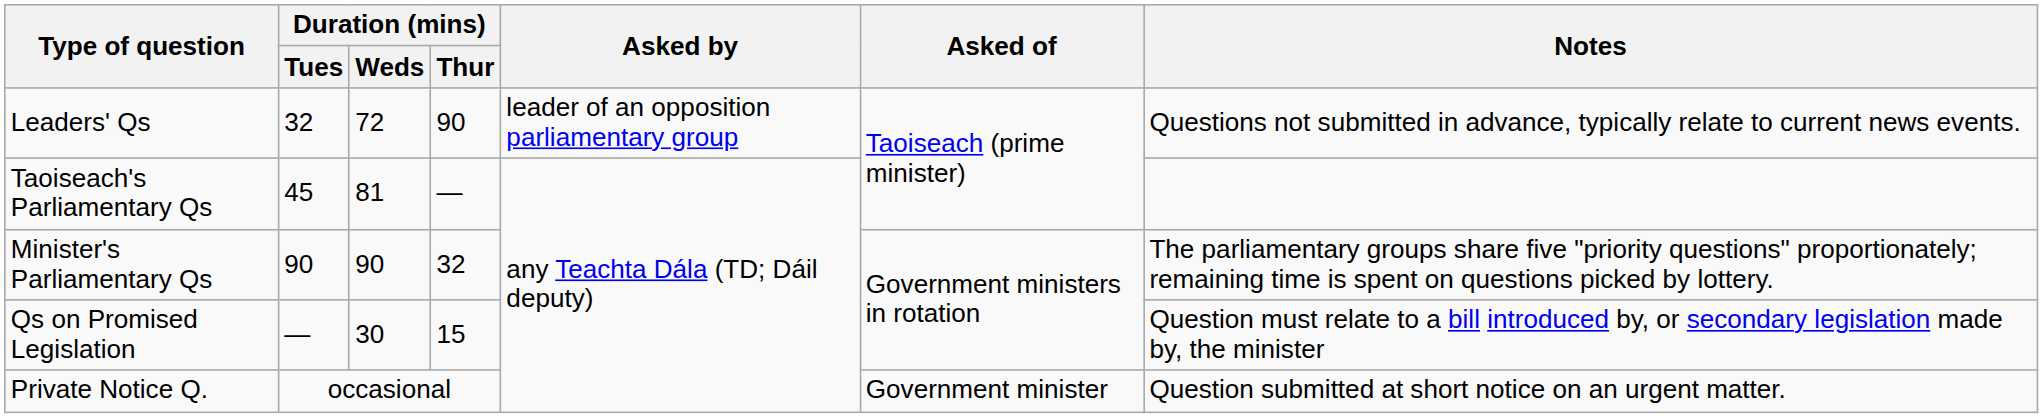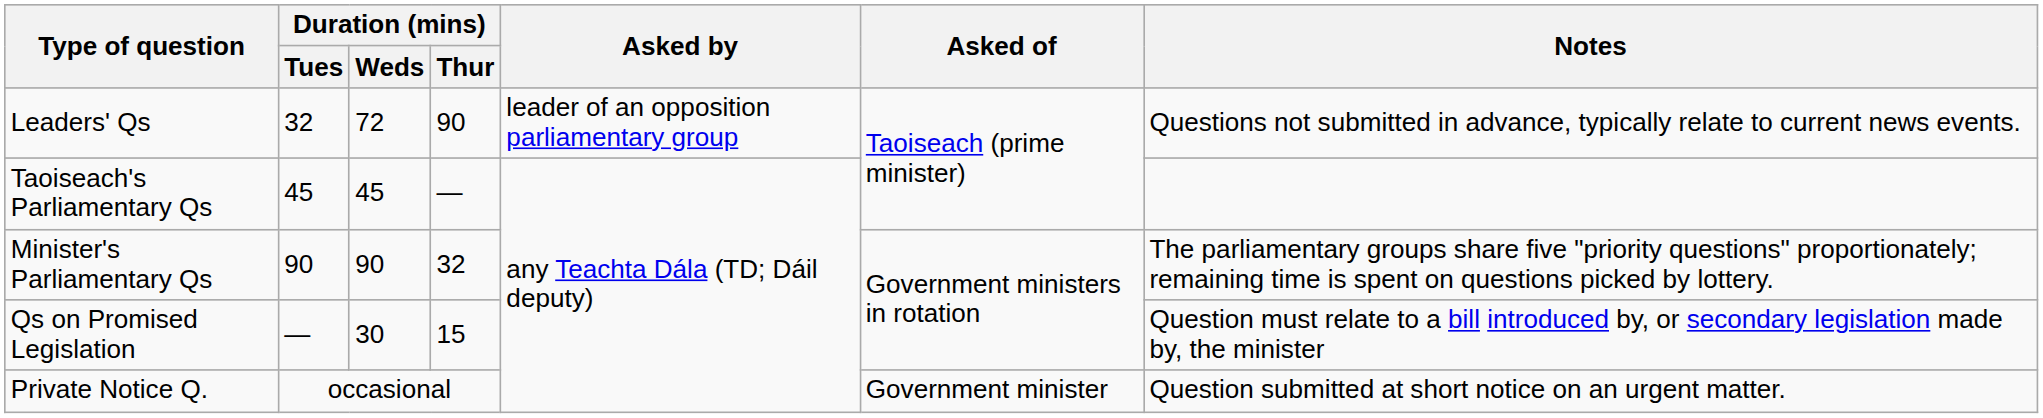(370, 193) 81 -> (370, 193) 45
